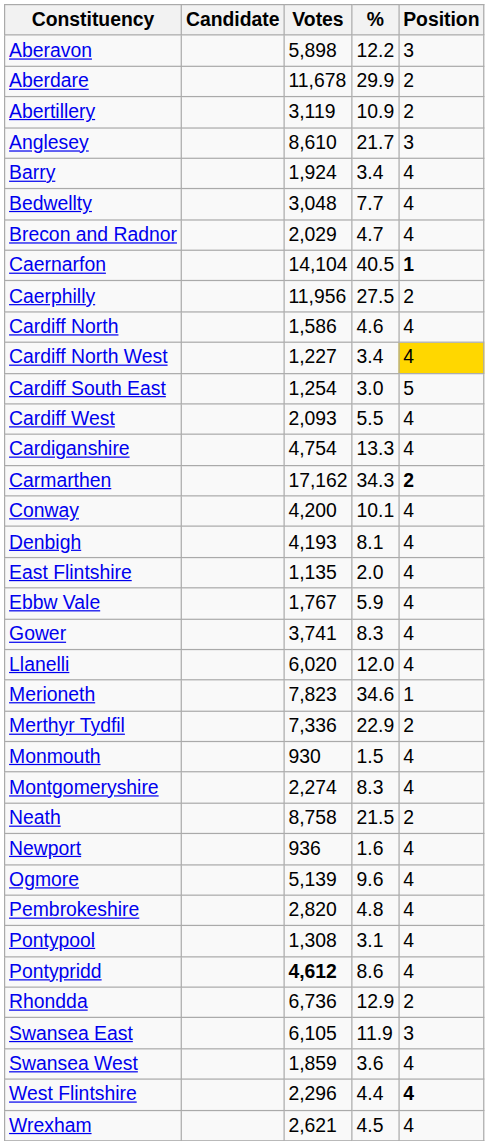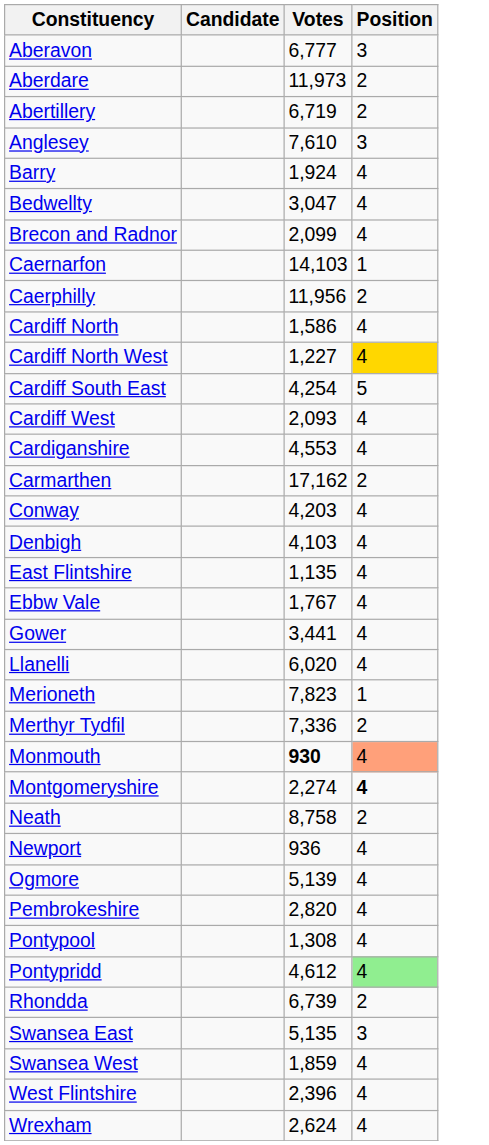- column: (375, 19)
(313, 50) 5,898 -> (313, 50) 6,777
(317, 81) 11,678 -> (317, 81) 11,973
(312, 111) 3,119 -> (313, 111) 6,719
(313, 142) 8,610 -> (313, 142) 7,610
(313, 204) 3,048 -> (313, 204) 3,047
(313, 234) 2,029 -> (313, 234) 2,099
(318, 265) 14,104 -> (318, 265) 14,103
(409, 265) bold -> (362, 265) normal
(313, 388) 1,254 -> (313, 388) 4,254
(313, 449) 4,754 -> (313, 449) 4,553
(409, 480) bold -> (362, 480) normal
(313, 511) 4,200 -> (313, 511) 4,203
(313, 541) 4,193 -> (313, 541) 4,103
(313, 633) 3,741 -> (313, 633) 3,441
(305, 756) normal -> (305, 756) bold
(409, 756) no background -> (362, 756) lightsalmon background
(409, 787) normal -> (362, 787) bold
(313, 971) bold -> (313, 971) normal
(409, 971) no background -> (362, 971) lightgreen background
(313, 1002) 6,736 -> (313, 1002) 6,739
(313, 1033) 6,105 -> (313, 1033) 5,135
(313, 1094) 2,296 -> (313, 1094) 2,396
(409, 1094) bold -> (362, 1094) normal
(313, 1125) 2,621 -> (313, 1125) 2,624
